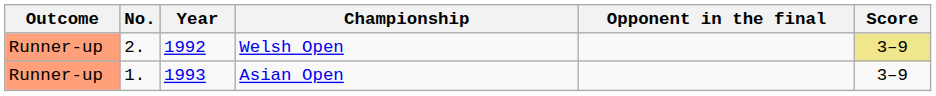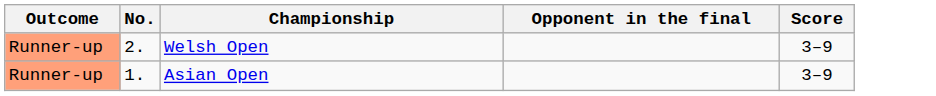- column: (197, 19)
(892, 47) khaki background -> (817, 47) no background
